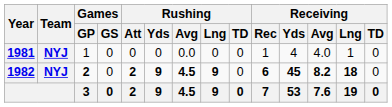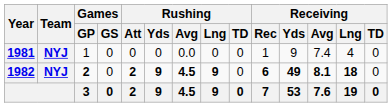(294, 53) 4 -> (294, 53) 9
(322, 53) 4.0 -> (322, 53) 7.4
(350, 53) 1 -> (350, 53) 4
(294, 72) 45 -> (294, 72) 49
(322, 72) 8.2 -> (322, 72) 8.1
